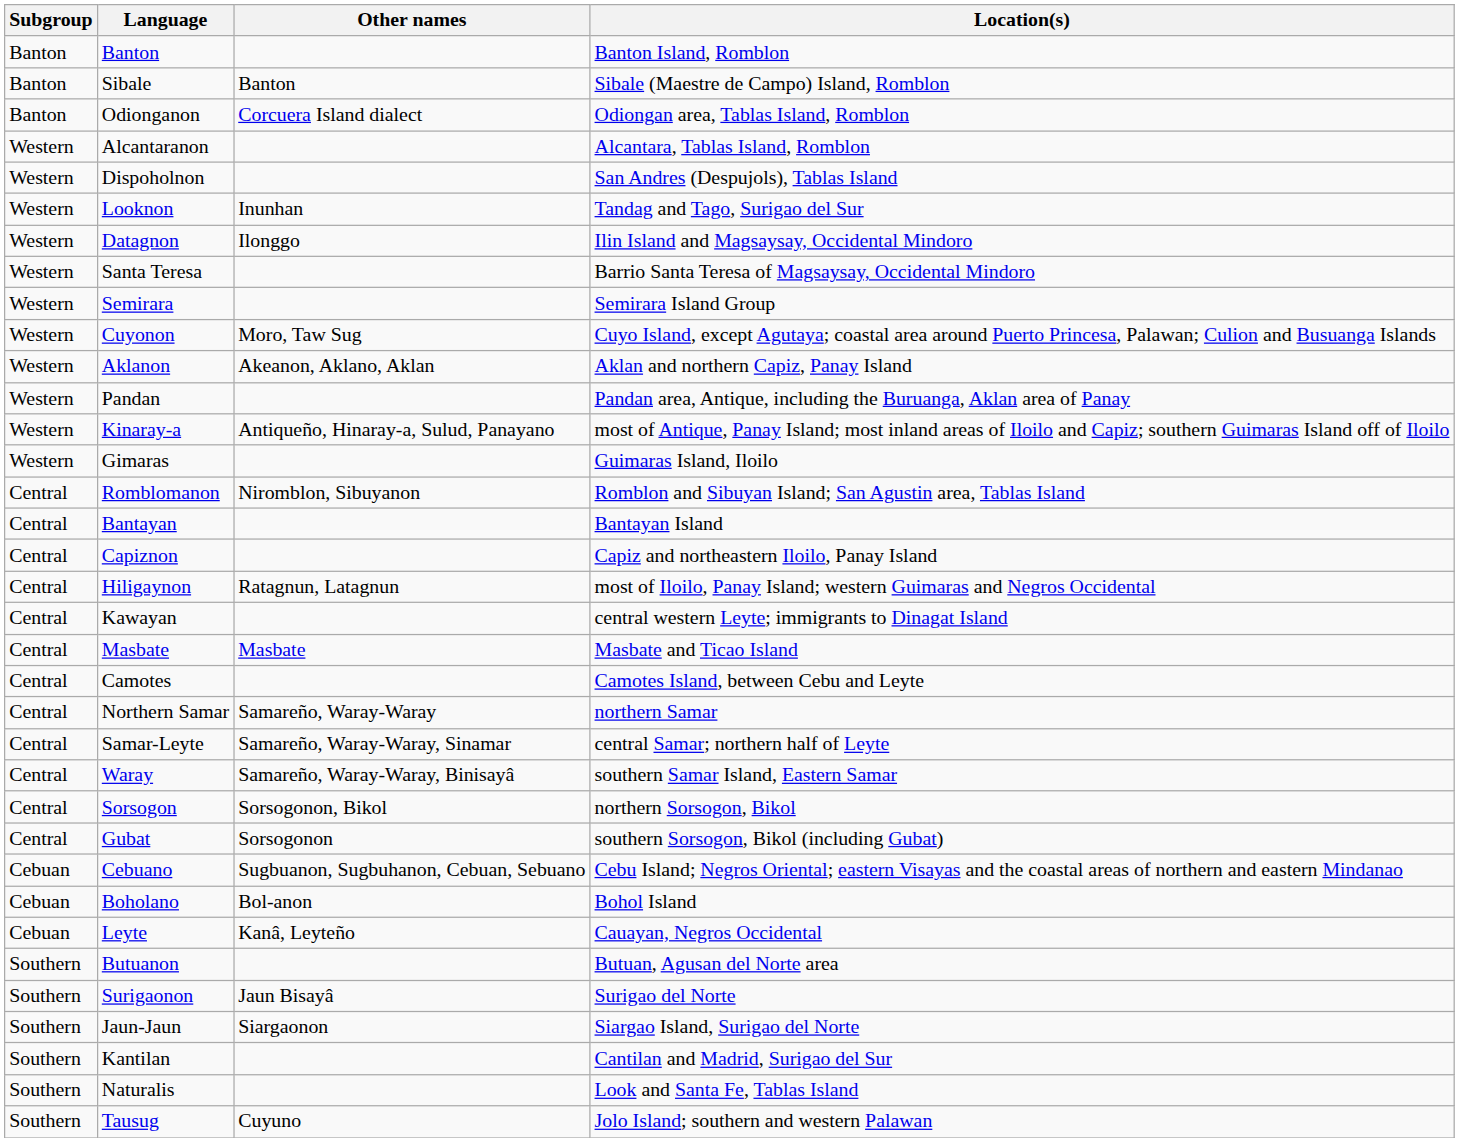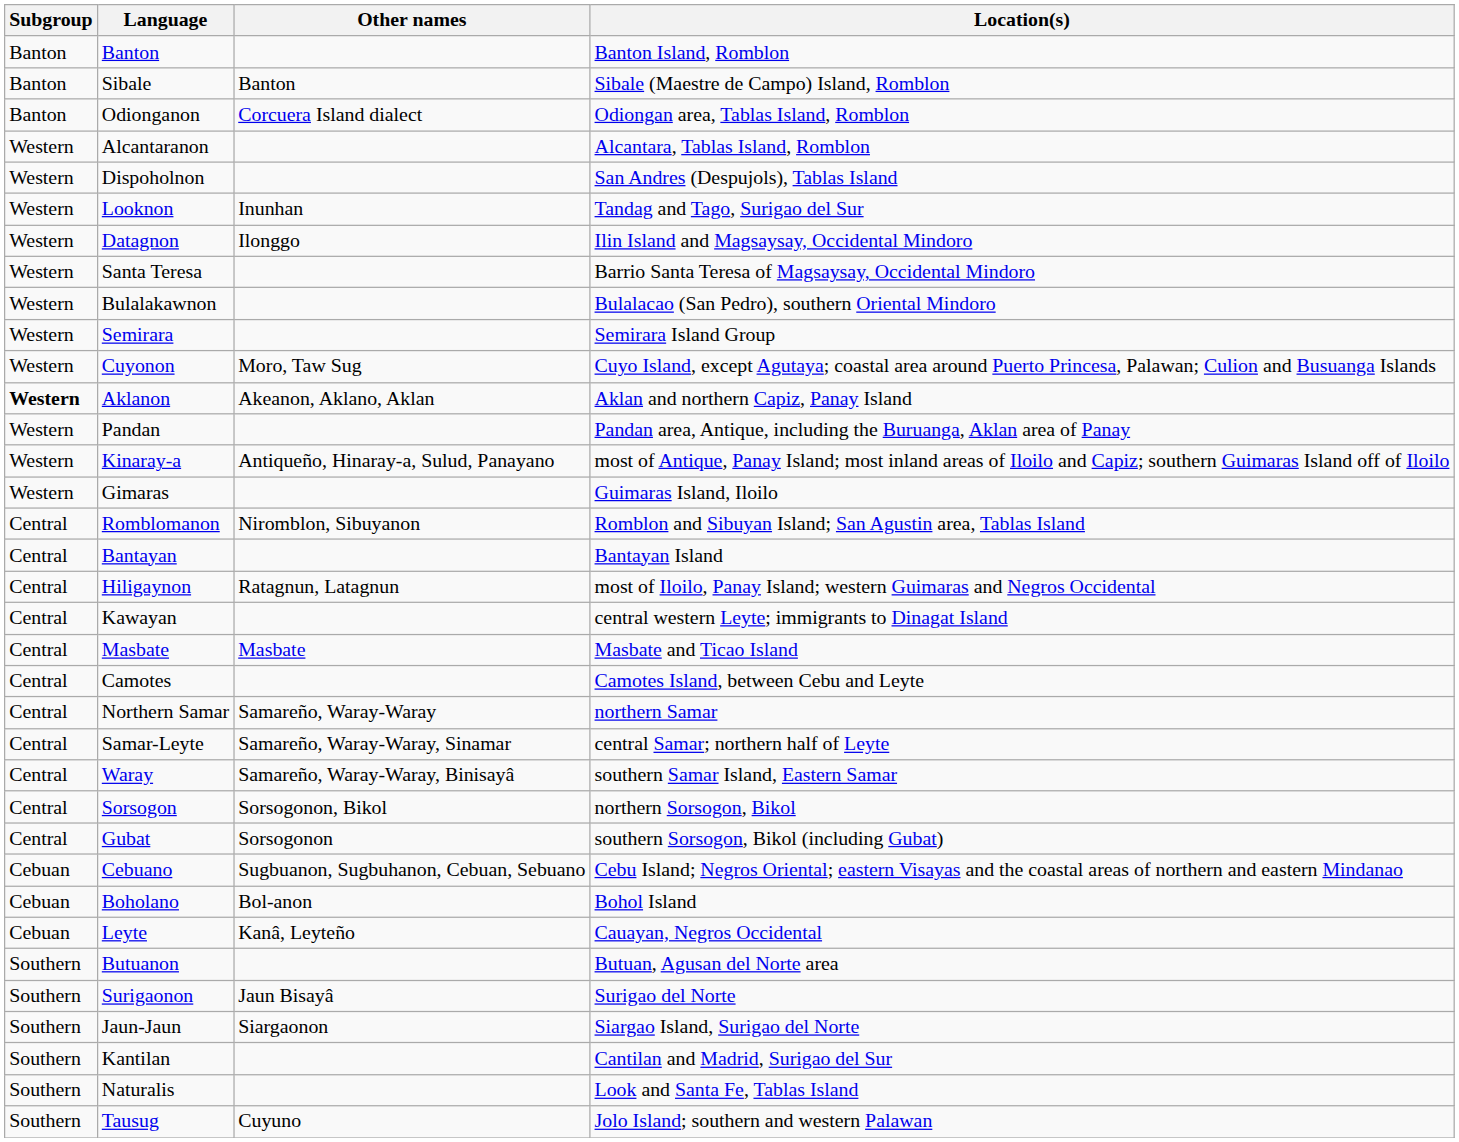+ row: (159, 303)
(41, 366) normal -> (44, 397) bold
- row: (140, 555)
